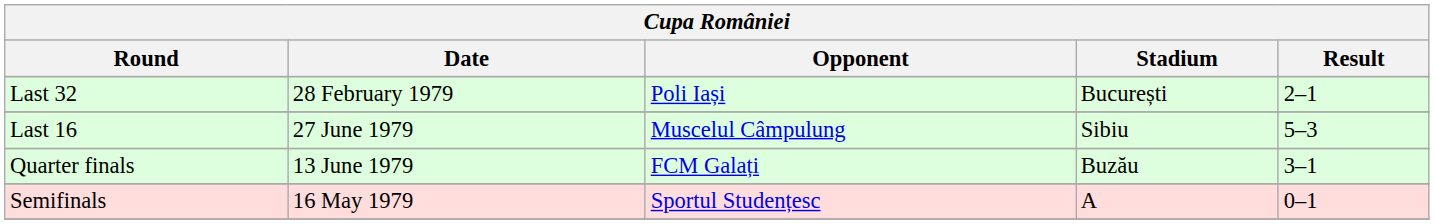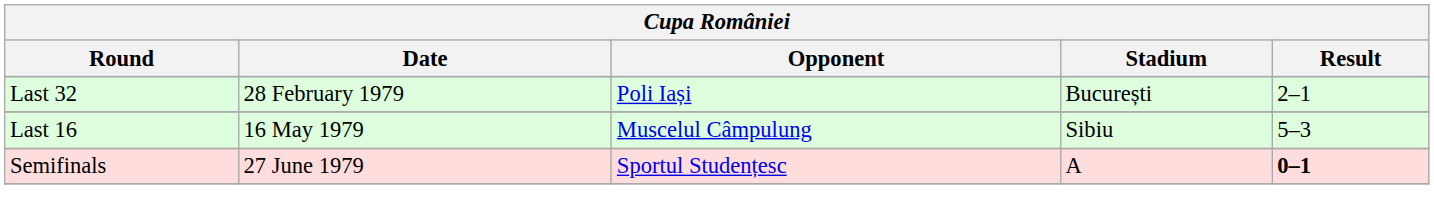(353, 129) 27 June 1979 -> (304, 129) 16 May 1979
- row: (72, 165)
(353, 201) 16 May 1979 -> (304, 165) 27 June 1979
(1301, 201) normal -> (1294, 165) bold
